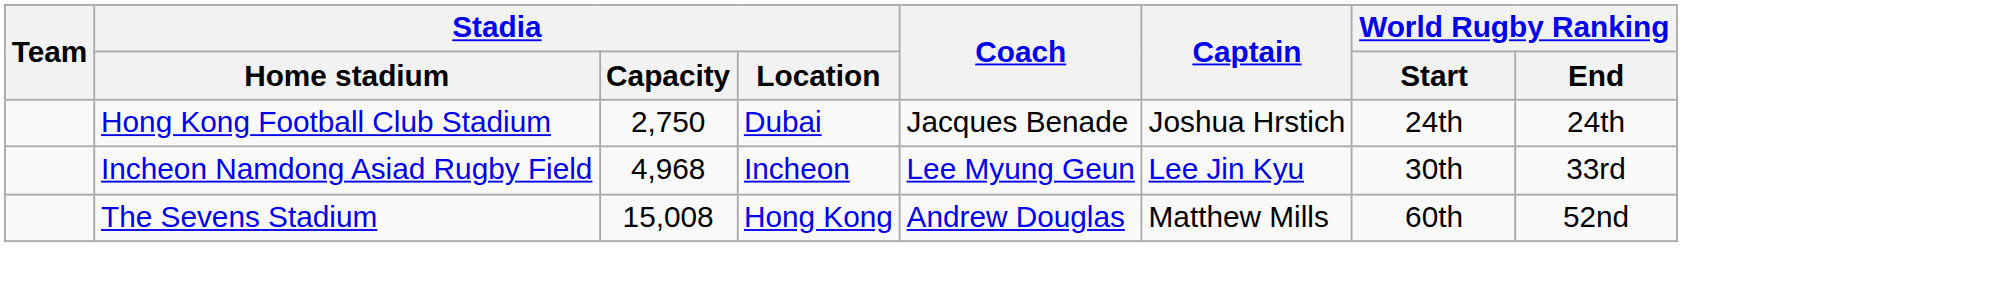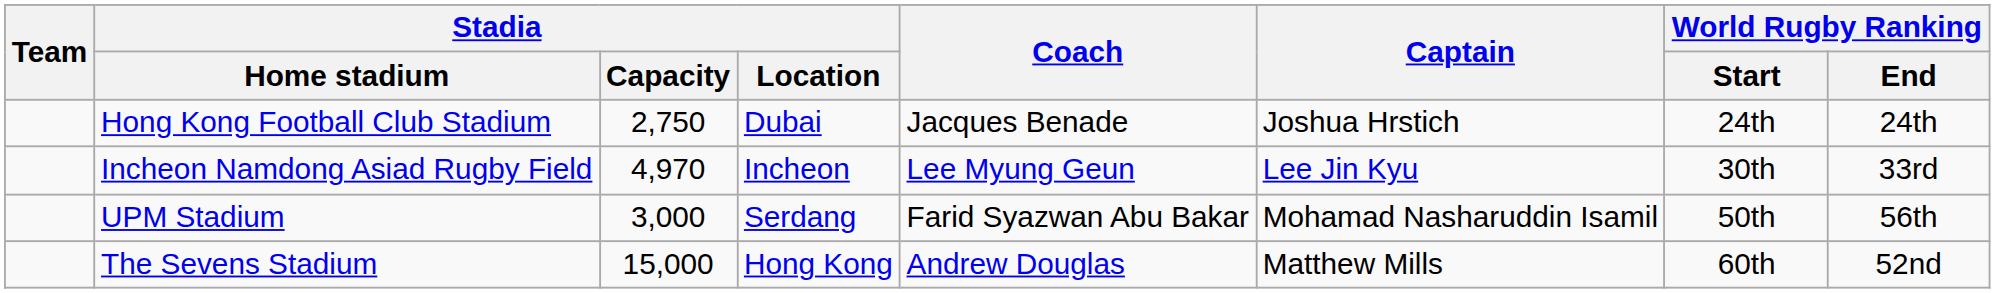(668, 169) 4,968 -> (668, 169) 4,970
+ row: (193, 216)
(668, 216) 15,008 -> (668, 264) 15,000
